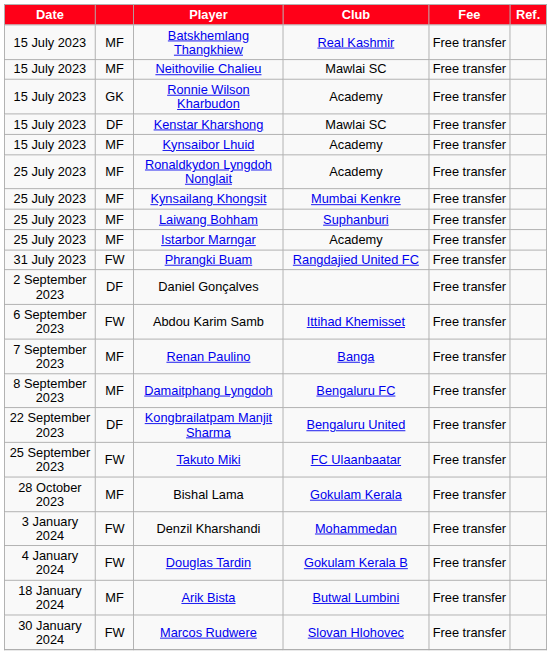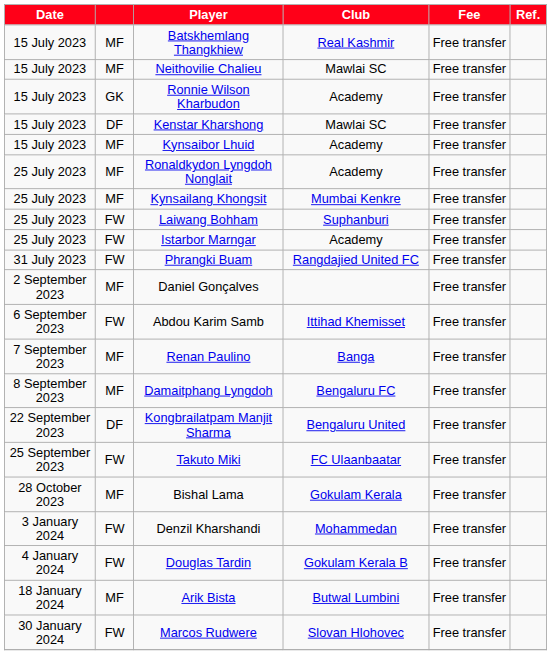(115, 220) MF -> (115, 220) FW
(115, 240) MF -> (115, 240) FW
(115, 288) DF -> (115, 288) MF
